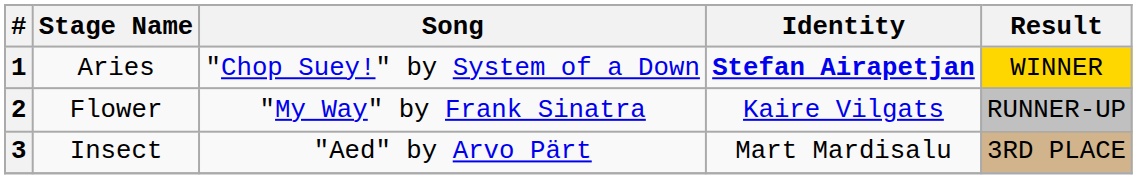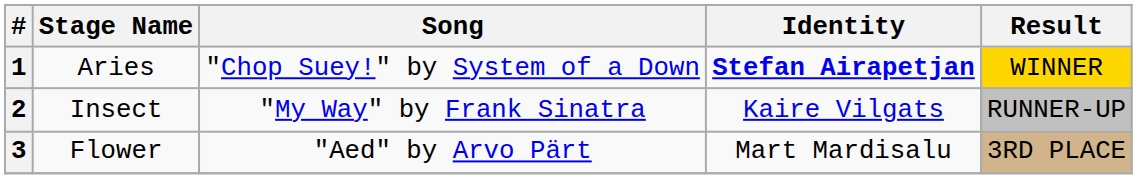(116, 110) Flower -> (116, 110) Insect
(116, 152) Insect -> (116, 152) Flower
